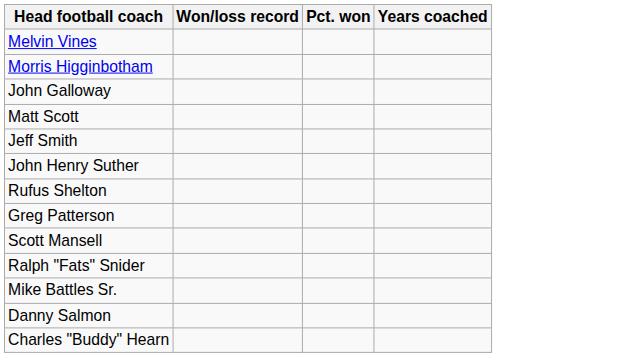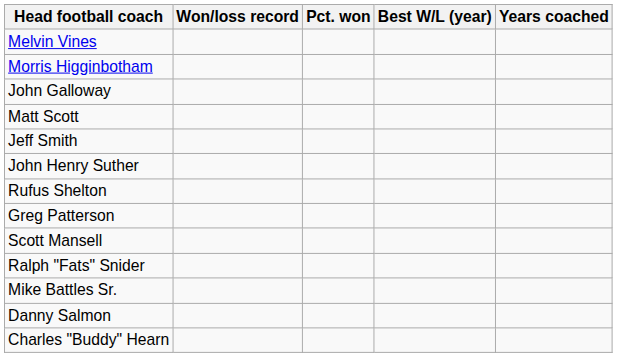+ column: (435, 16)
